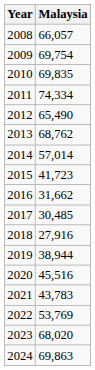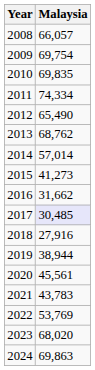(56, 174) 41,723 -> (56, 174) 41,273
(56, 214) no background -> (56, 214) lavender background
(56, 275) 45,516 -> (56, 275) 45,561
